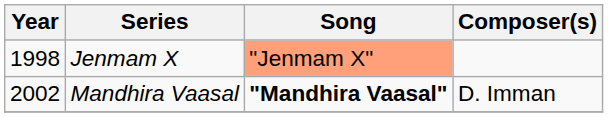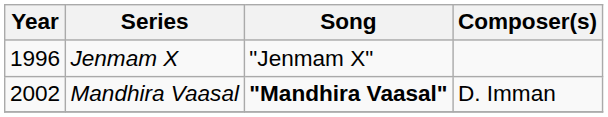(35, 58) 1998 -> (35, 58) 1996
(311, 58) lightsalmon background -> (311, 58) no background
